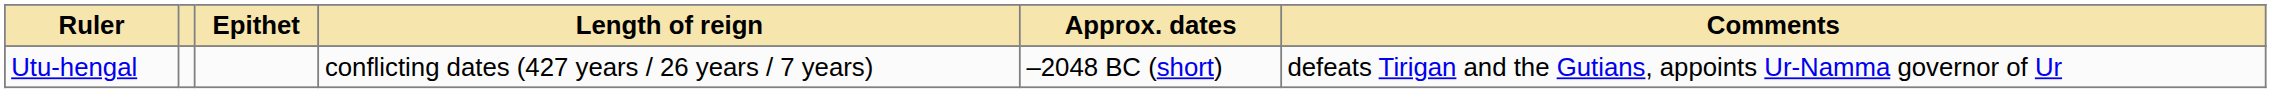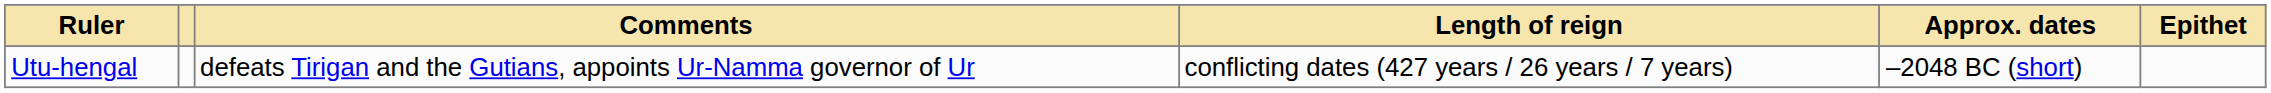columns swapped: (256, 25) <-> (1773, 25)
